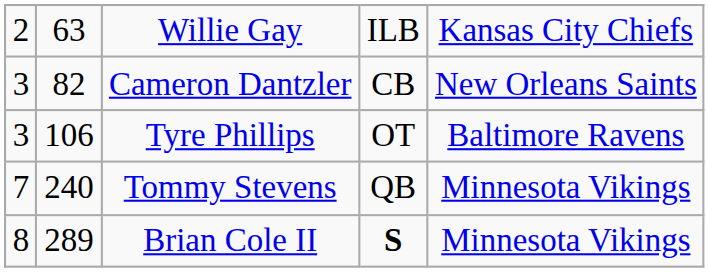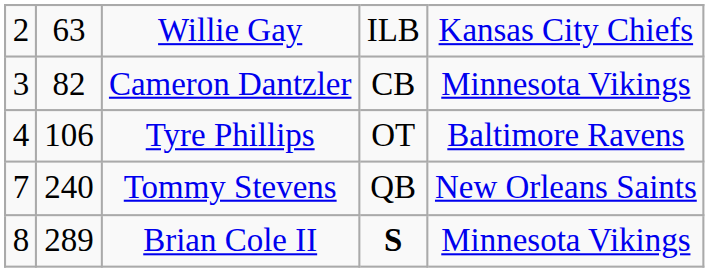(566, 82) New Orleans Saints -> (566, 82) Minnesota Vikings
(21, 135) 3 -> (21, 135) 4
(566, 187) Minnesota Vikings -> (566, 187) New Orleans Saints
